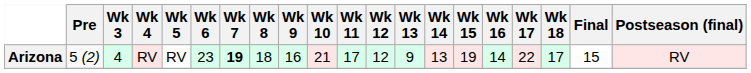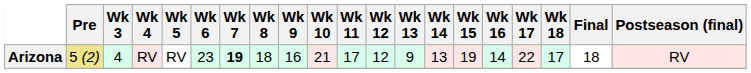(85, 57) no background -> (85, 57) khaki background
(591, 57) 15 -> (591, 57) 18
